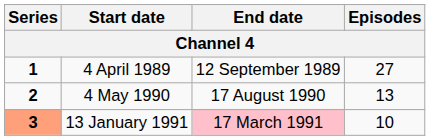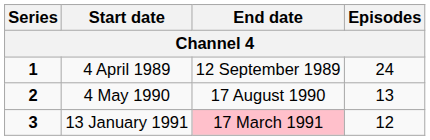(385, 69) 27 -> (385, 69) 24
(33, 122) lightsalmon background -> (33, 122) no background
(385, 122) 10 -> (385, 122) 12
